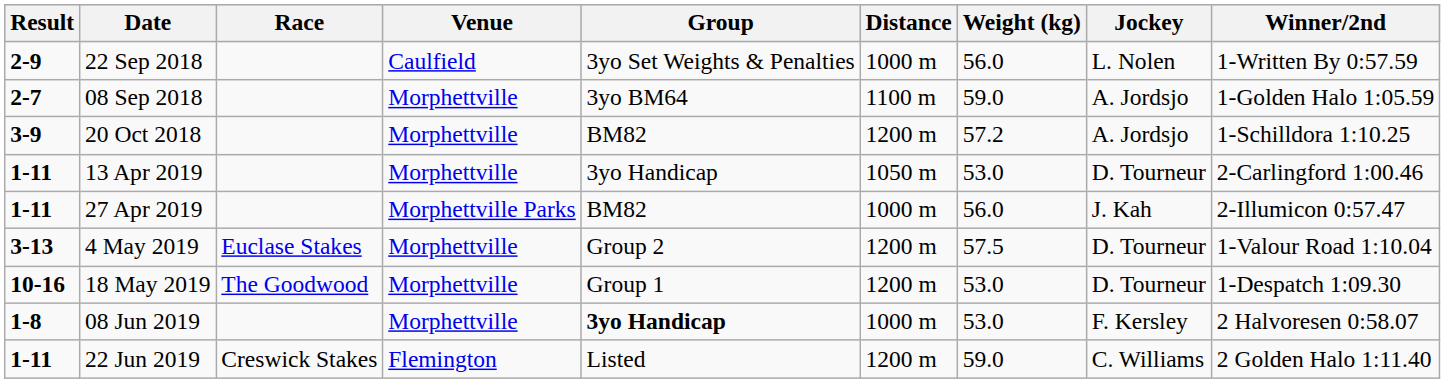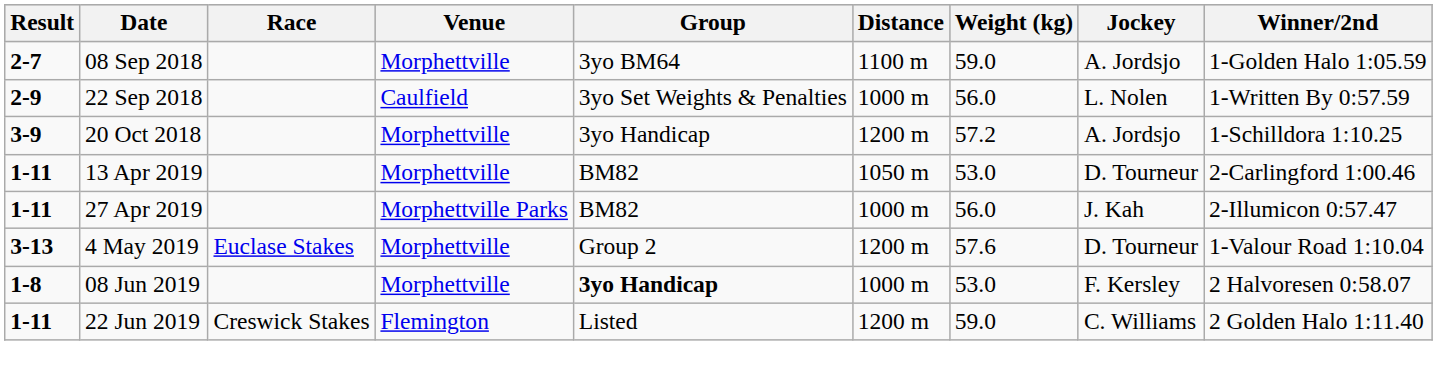rows swapped: (144, 97) <-> (144, 60)
(617, 135) BM82 -> (644, 135) 3yo Handicap
(652, 172) 3yo Handicap -> (609, 172) BM82
(983, 246) 57.5 -> (975, 246) 57.6
- row: (148, 284)
